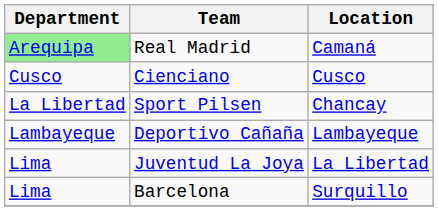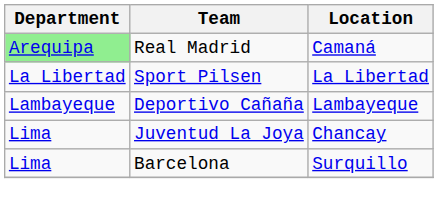- row: (182, 77)
(349, 106) Chancay -> (371, 77) La Libertad
(371, 163) La Libertad -> (349, 134) Chancay
